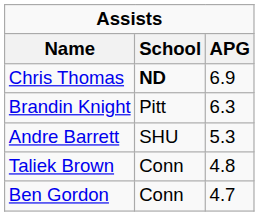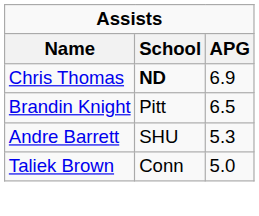(223, 107) 6.3 -> (223, 107) 6.5
(223, 166) 4.8 -> (223, 166) 5.0
- row: (59, 195)
